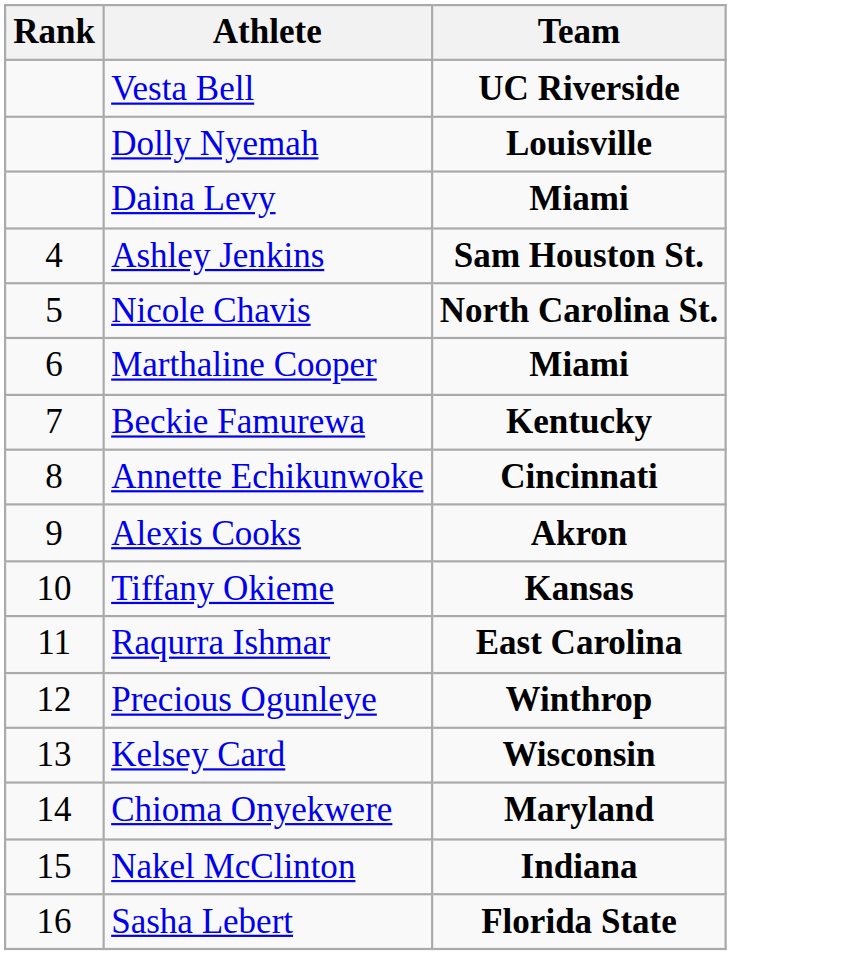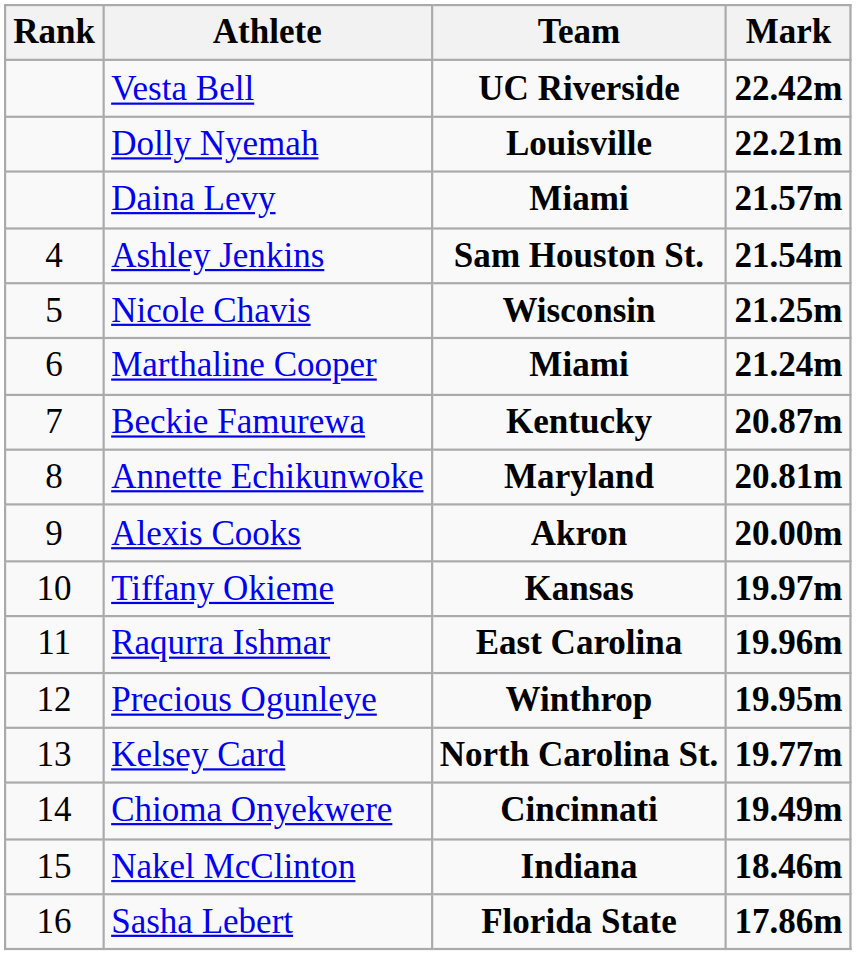+ column: (789, 32)
(579, 310) North Carolina St. -> (579, 310) Wisconsin
(579, 476) Cincinnati -> (579, 476) Maryland
(579, 754) Wisconsin -> (579, 754) North Carolina St.
(579, 810) Maryland -> (579, 810) Cincinnati
